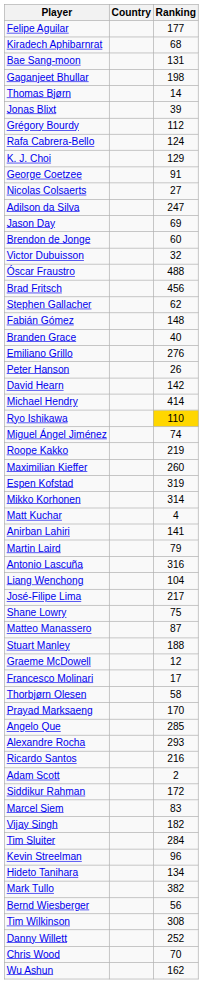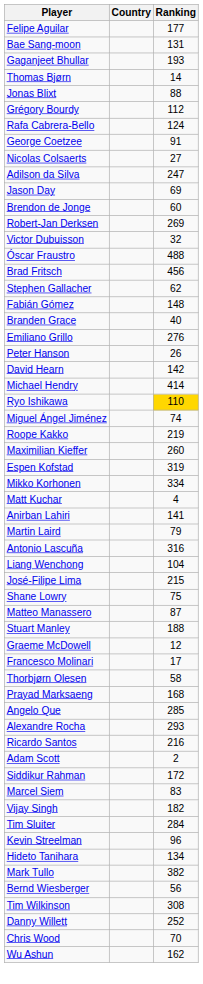- row: (54, 45)
(176, 77) 198 -> (176, 61) 193
(176, 110) 39 -> (176, 93) 88
- row: (29, 158)
+ row: (52, 223)
(176, 499) 314 -> (176, 483) 334
(176, 597) 217 -> (176, 581) 215
(176, 710) 170 -> (176, 694) 168
